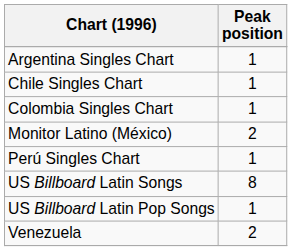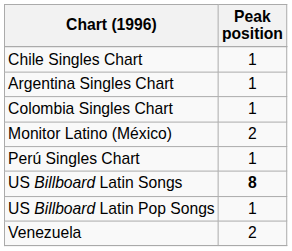rows swapped: (91, 59) <-> (75, 84)
(252, 183) normal -> (252, 183) bold
